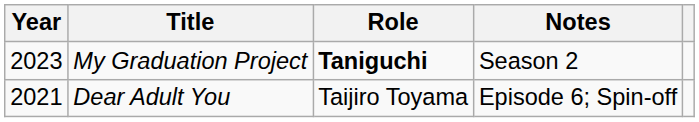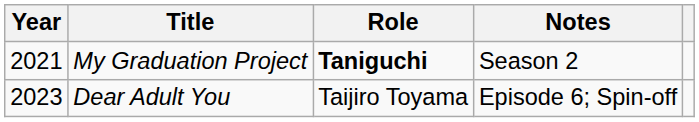(36, 60) 2023 -> (36, 60) 2021
(36, 97) 2021 -> (36, 97) 2023
